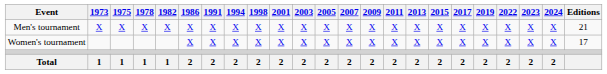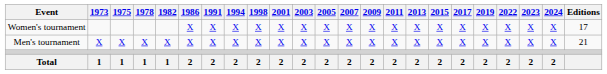rows swapped: (47, 27) <-> (47, 42)
